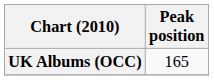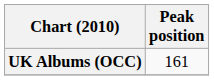(177, 61) 165 -> (177, 61) 161
